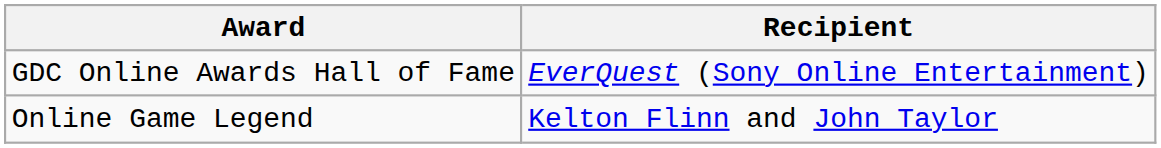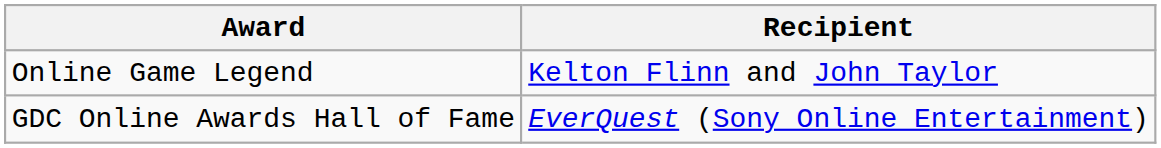rows swapped: (163, 119) <-> (263, 73)
